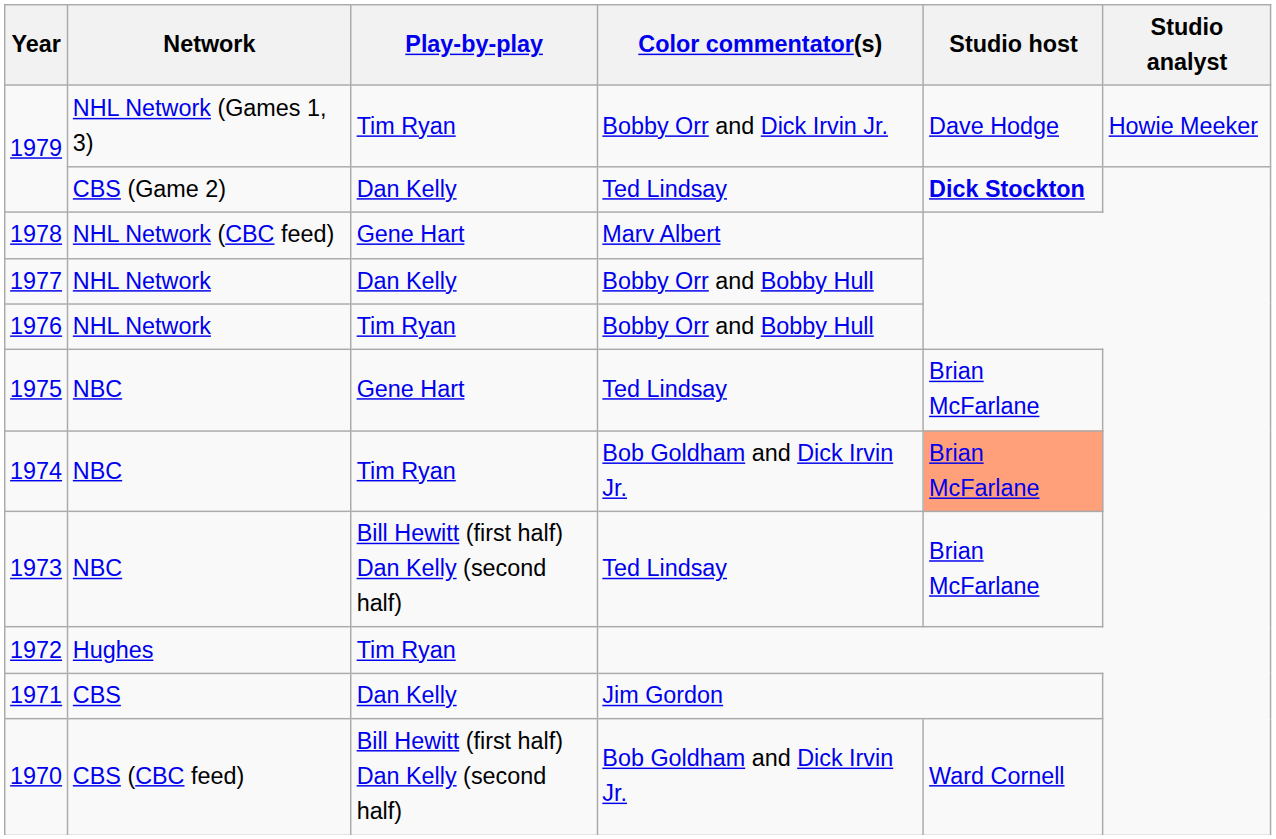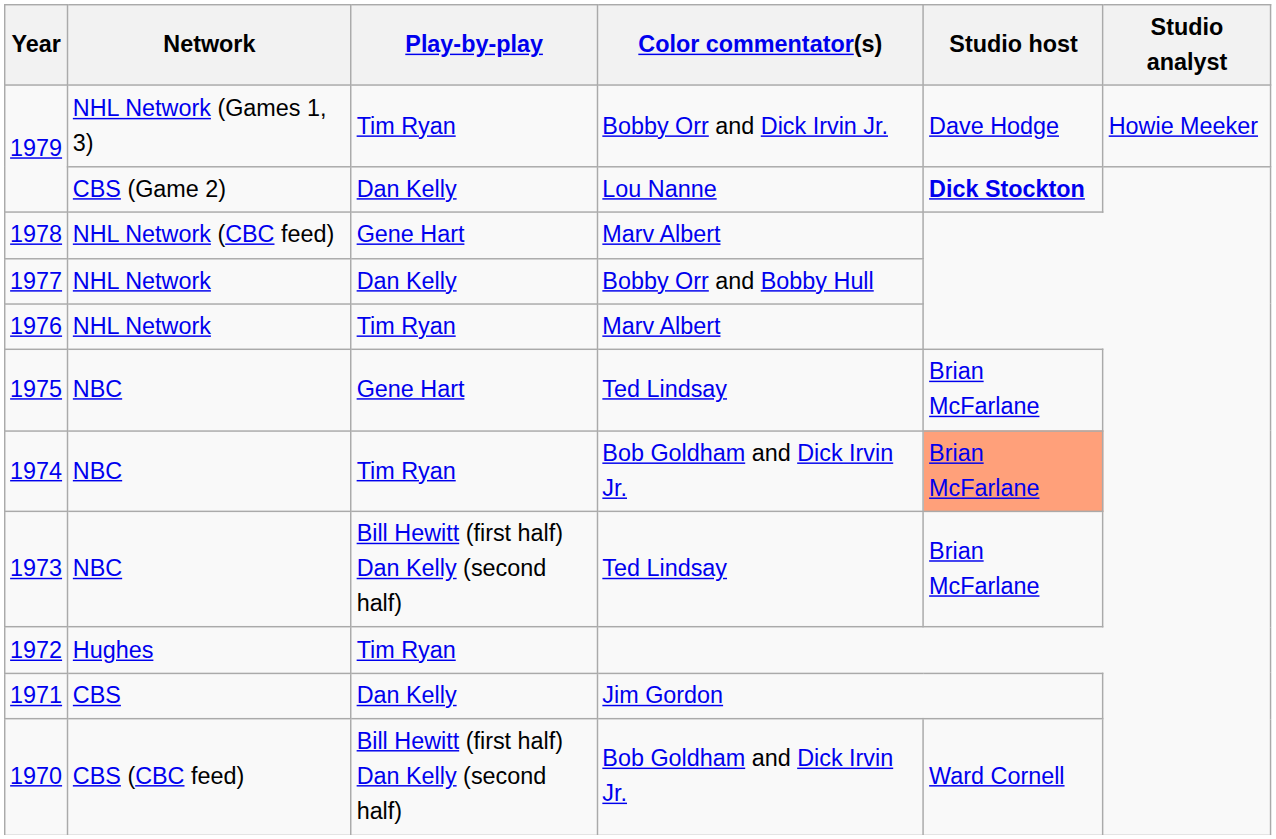(665, 189) Ted Lindsay -> (660, 189) Lou Nanne
(738, 326) Bobby Orr and Bobby Hull -> (661, 326) Marv Albert
